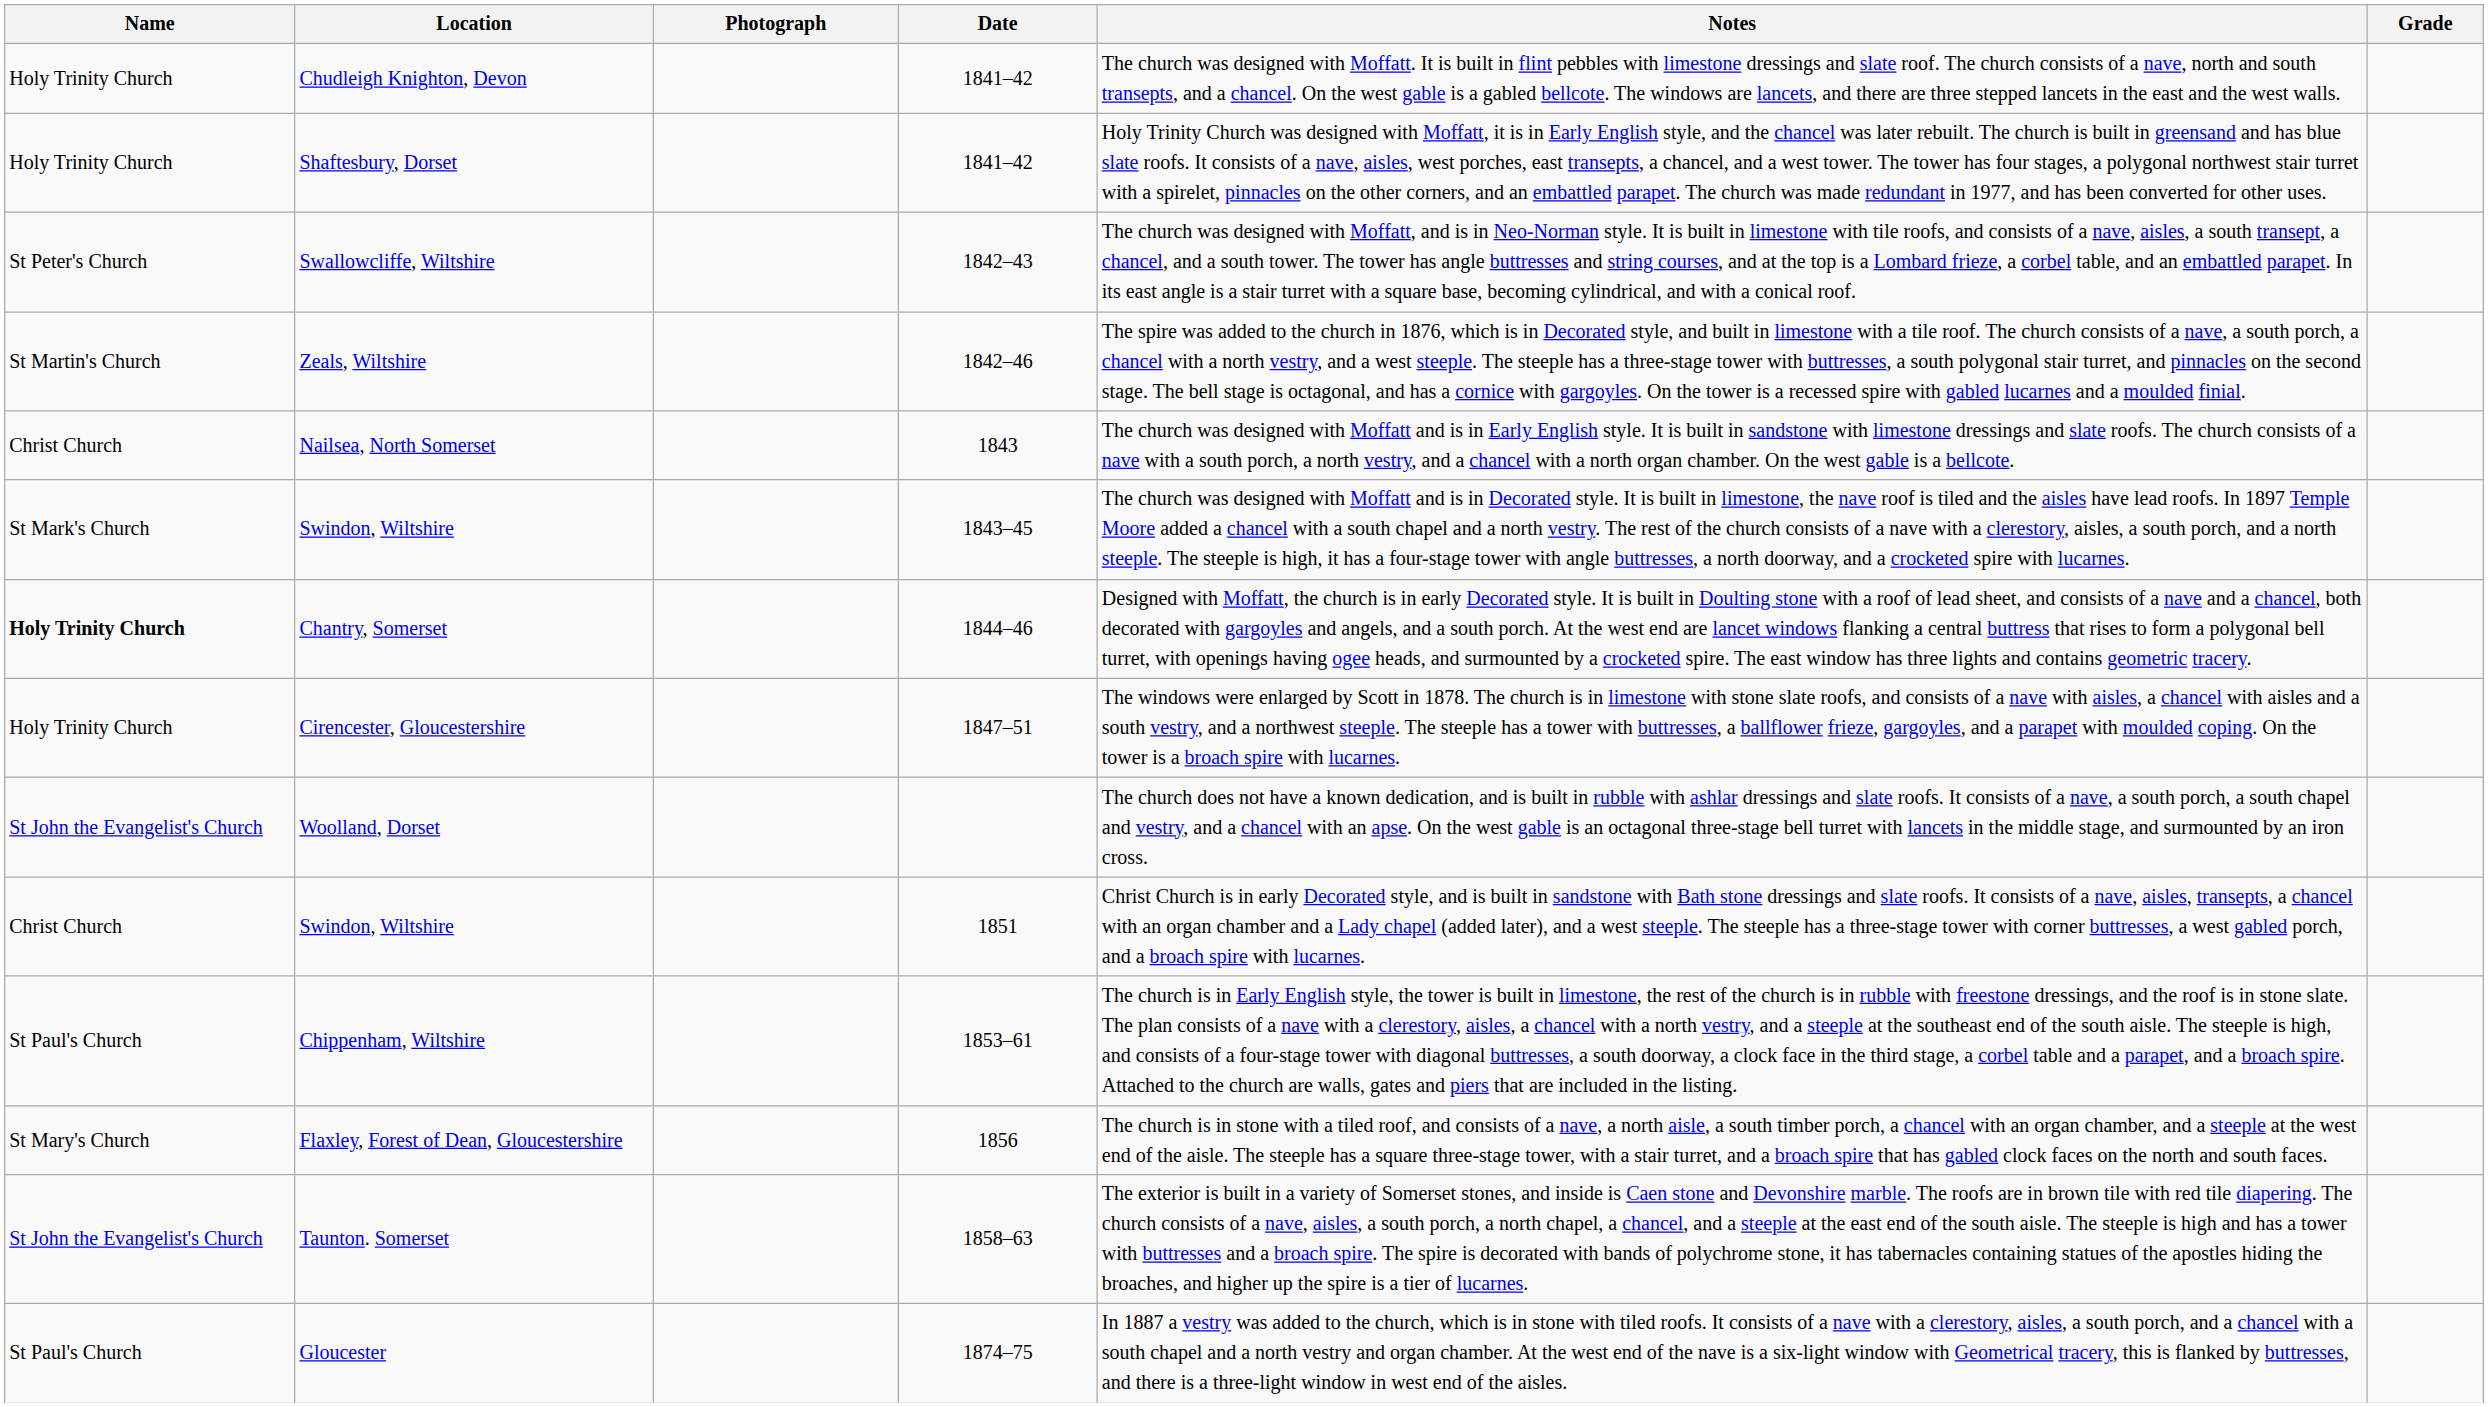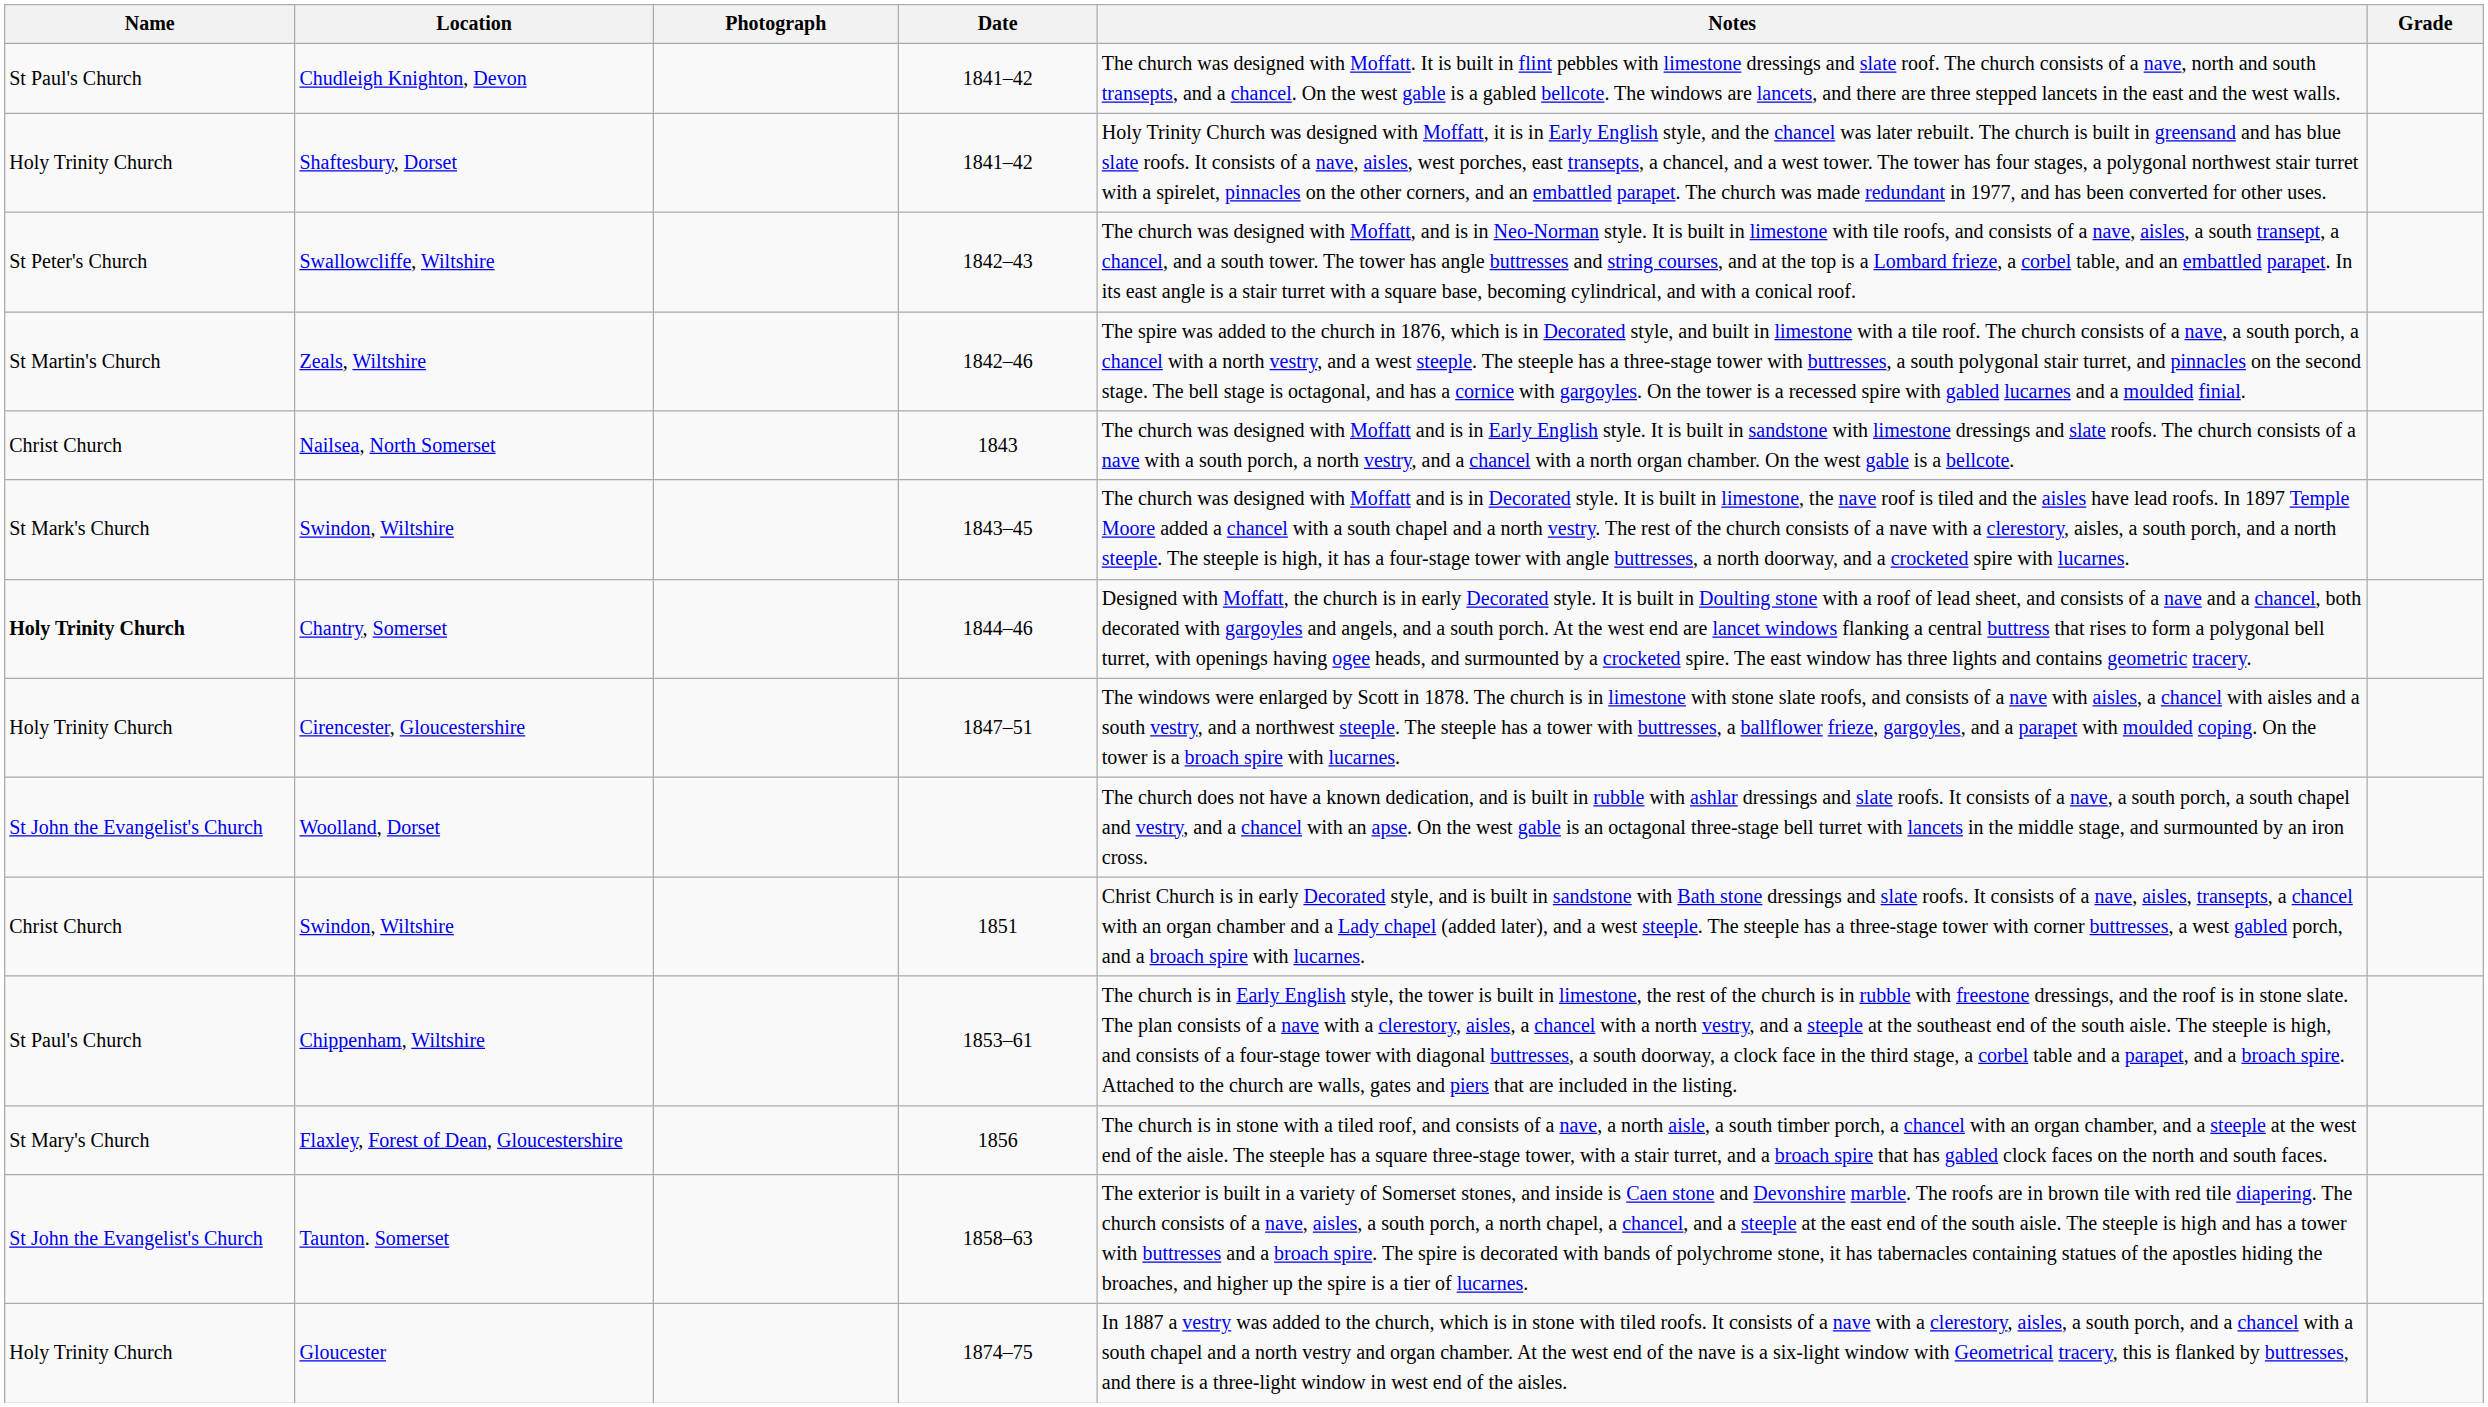(91, 78) Holy Trinity Church -> (75, 78) St Paul's Church
(75, 1353) St Paul's Church -> (91, 1353) Holy Trinity Church
